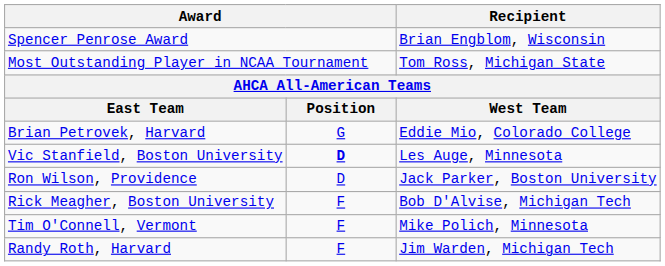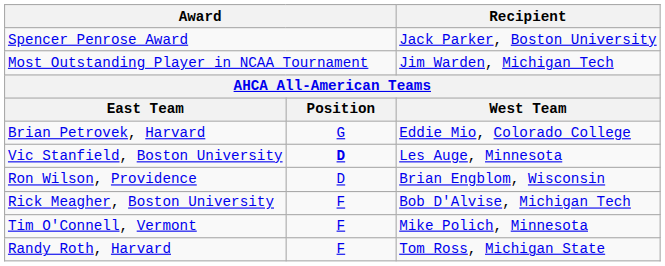(502, 40) Brian Engblom, Wisconsin -> (528, 40) Jack Parker, Boston University
(502, 63) Tom Ross, Michigan State -> (506, 63) Jim Warden, Michigan Tech
(528, 179) Jack Parker, Boston University -> (502, 179) Brian Engblom, Wisconsin
(506, 249) Jim Warden, Michigan Tech -> (502, 249) Tom Ross, Michigan State
